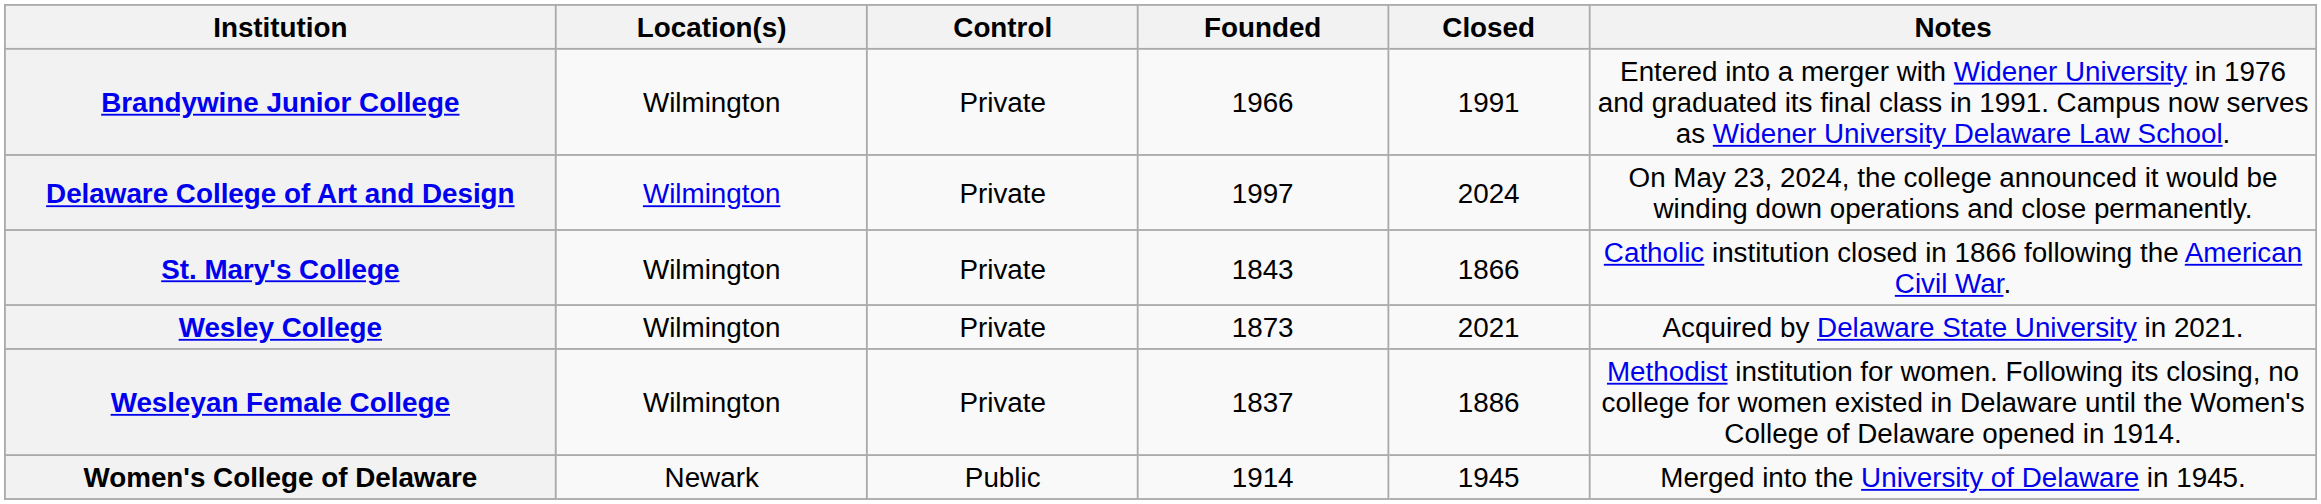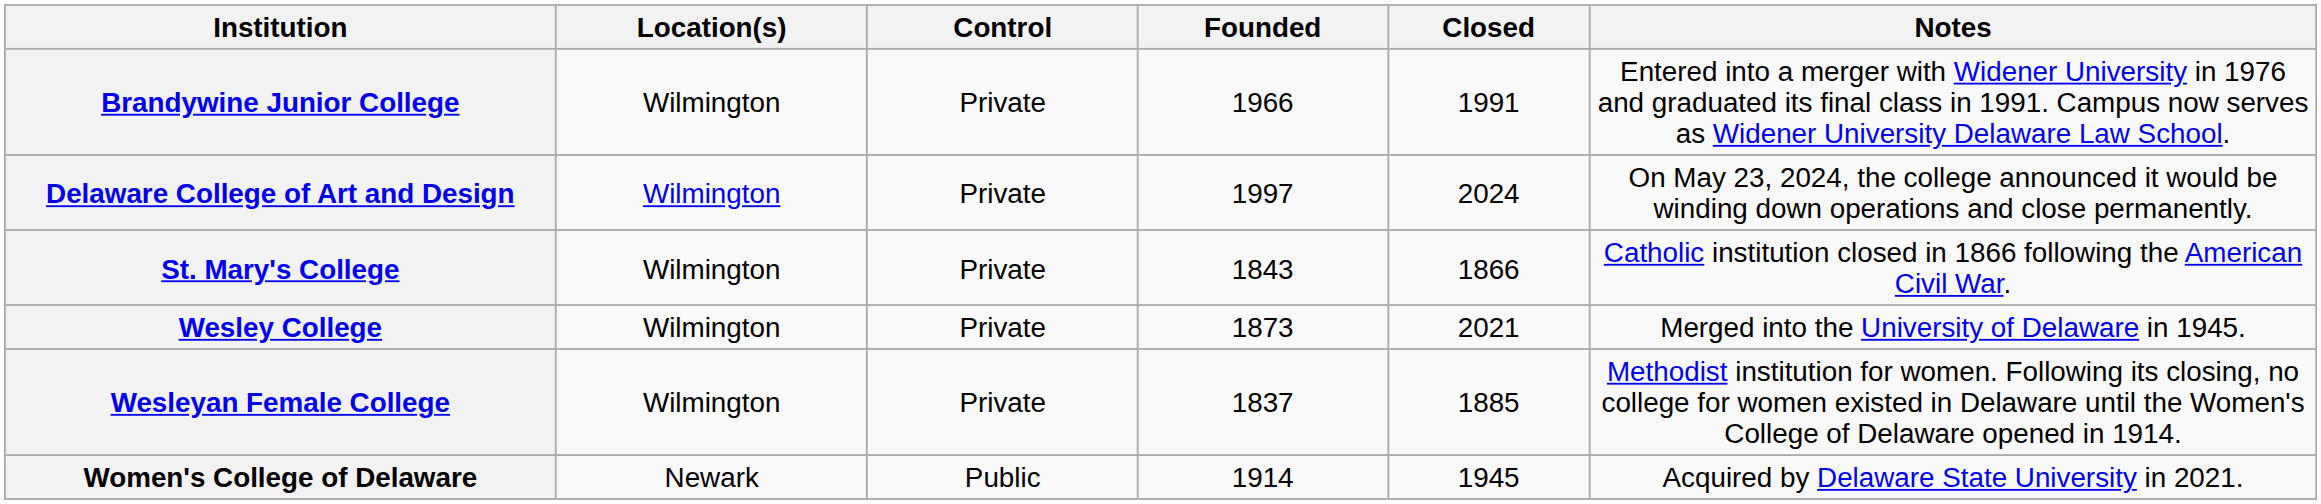(1953, 328) Acquired by Delaware State University in 2021. -> (1953, 328) Merged into the University of Delaware in 1945.
(1489, 403) 1886 -> (1489, 403) 1885
(1953, 478) Merged into the University of Delaware in 1945. -> (1953, 478) Acquired by Delaware State University in 2021.
